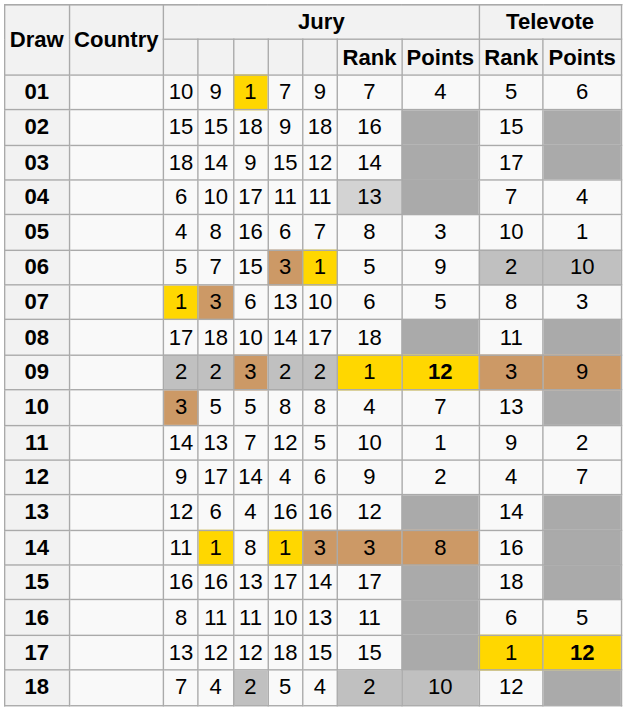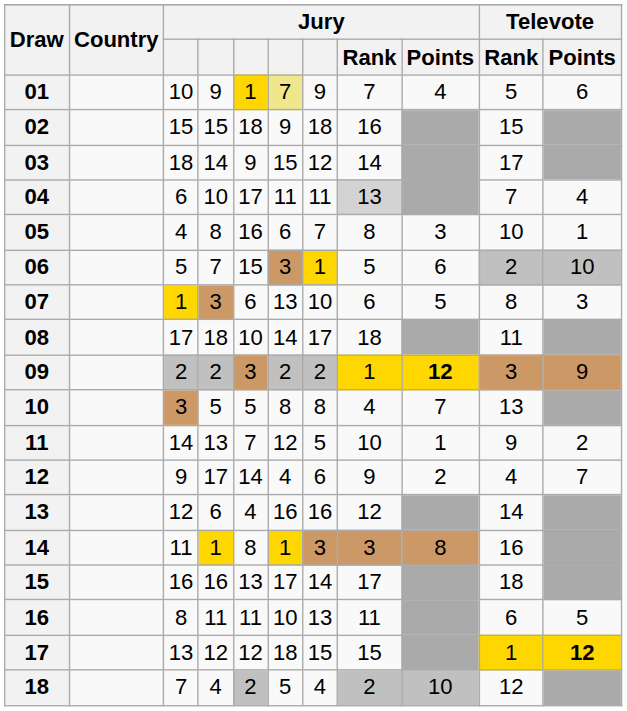(285, 92) no background -> (285, 92) khaki background
(440, 267) 9 -> (440, 267) 6
